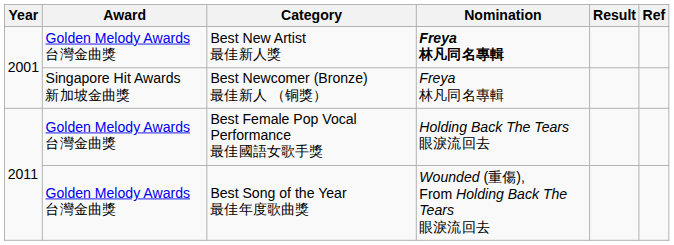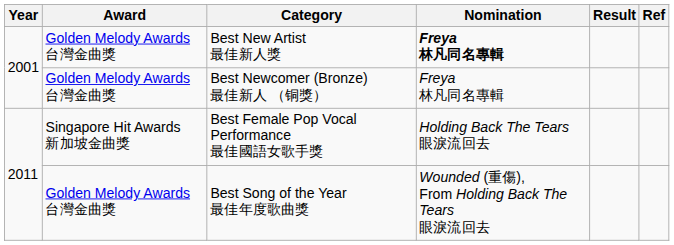(113, 87) Singapore Hit Awards 新加坡金曲獎 -> (118, 87) Golden Melody Awards 台灣金曲獎
(118, 135) Golden Melody Awards 台灣金曲獎 -> (113, 135) Singapore Hit Awards 新加坡金曲獎
